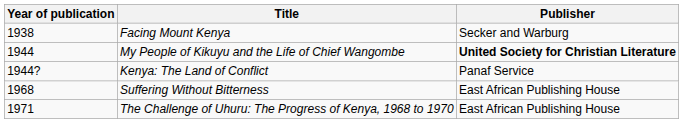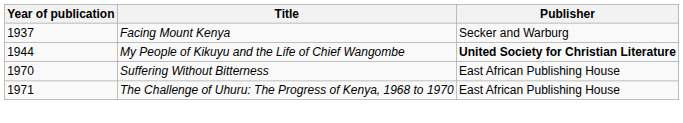(20, 33) 1938 -> (20, 33) 1937
- row: (194, 71)
(20, 90) 1968 -> (20, 71) 1970
